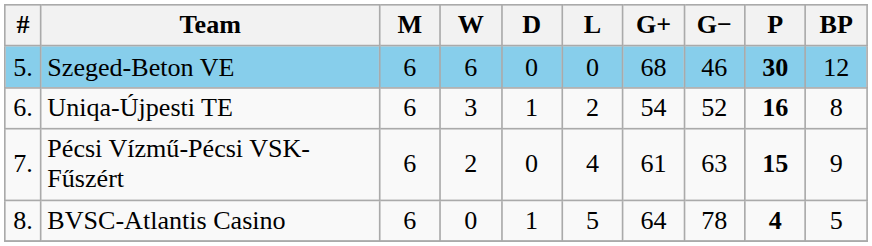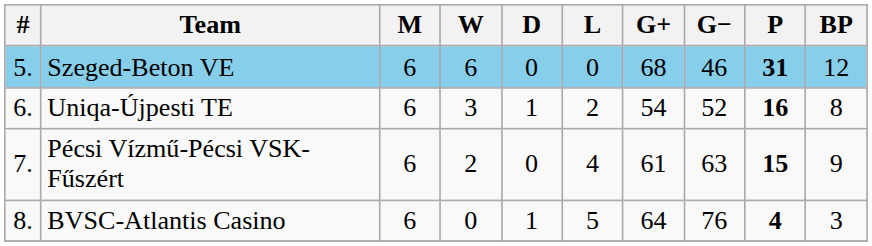(775, 66) 30 -> (775, 66) 31
(714, 219) 78 -> (714, 219) 76
(836, 219) 5 -> (836, 219) 3
